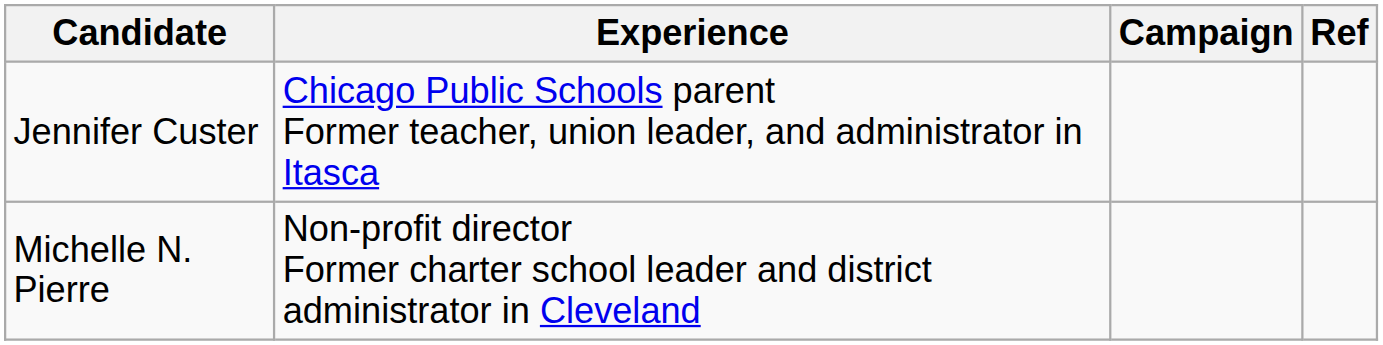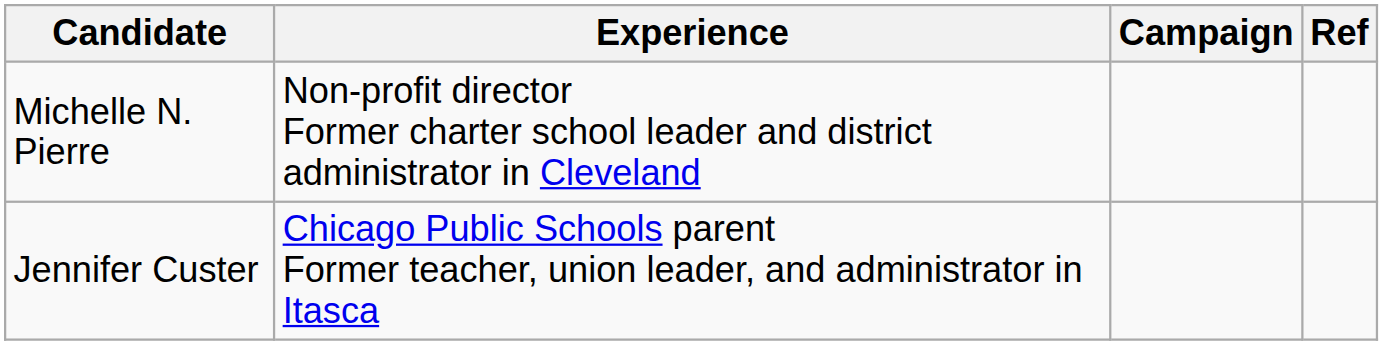rows swapped: (136, 131) <-> (103, 269)
